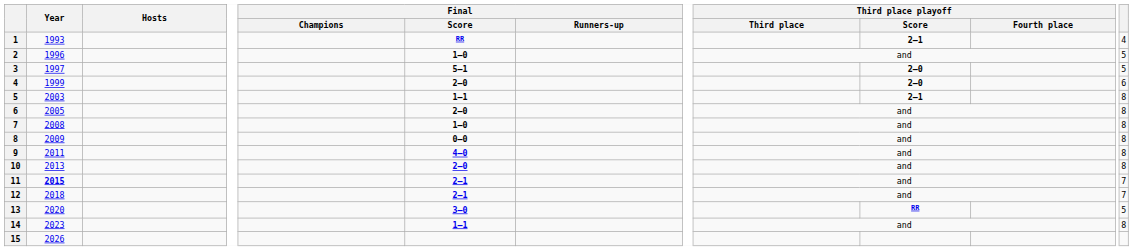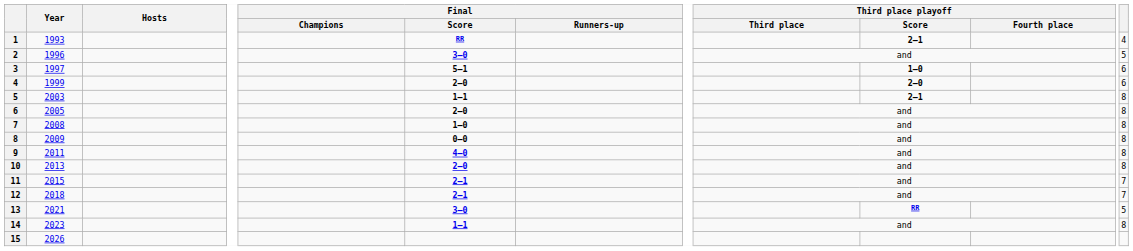(460, 55) 1–0 -> (460, 55) 3–0
(915, 69) 2–0 -> (915, 69) 1–0
(1124, 69) 5 -> (1124, 69) 6
(55, 181) bold -> (55, 181) normal
(55, 209) 2020 -> (55, 209) 2021
